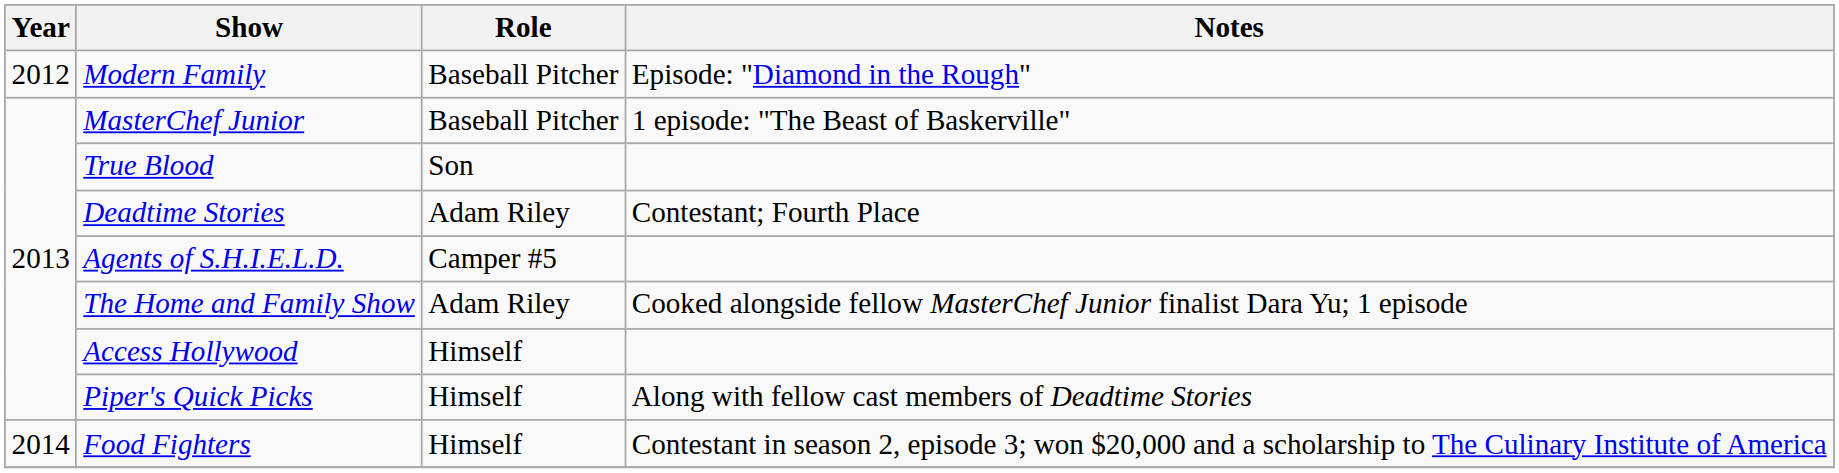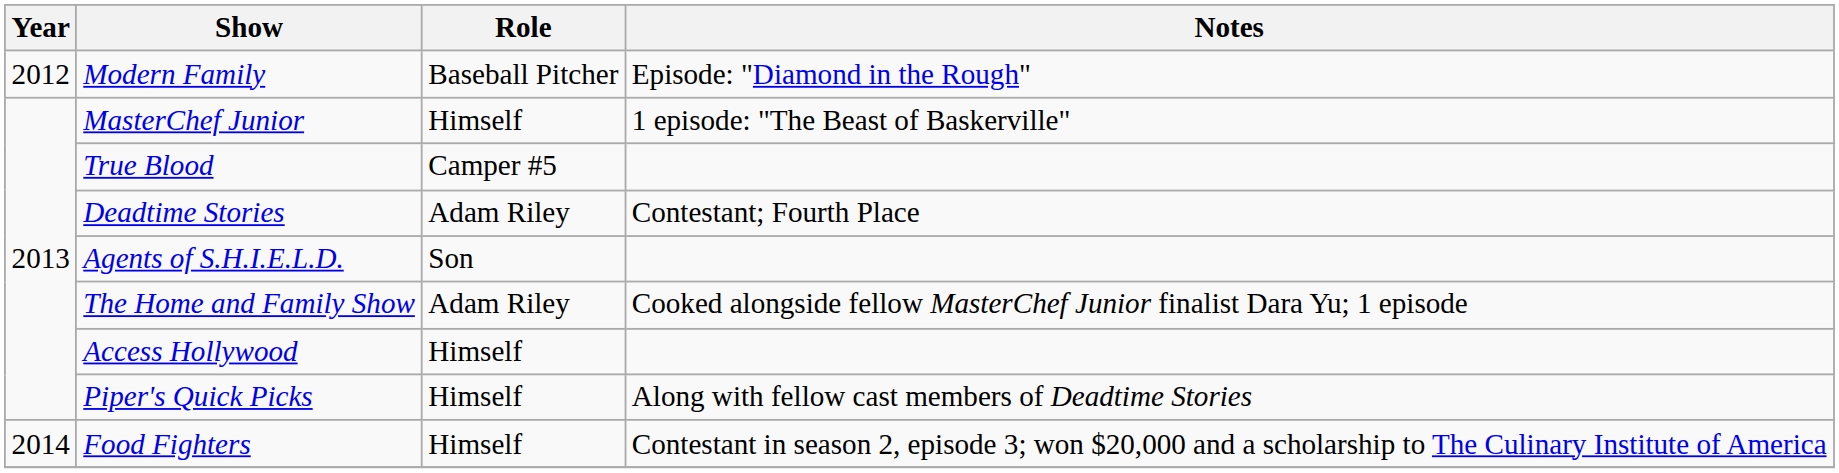(523, 119) Baseball Pitcher -> (475, 119) Himself
(451, 166) Son -> (493, 166) Camper #5
(493, 258) Camper #5 -> (451, 258) Son
